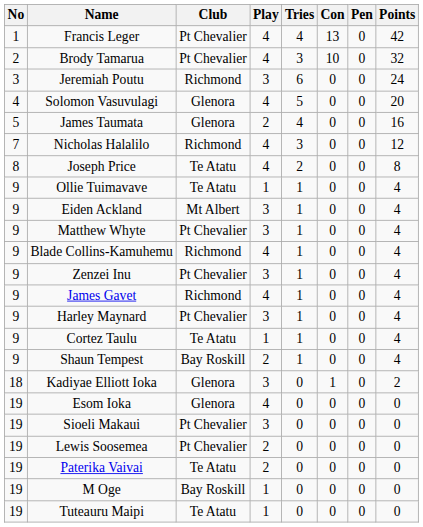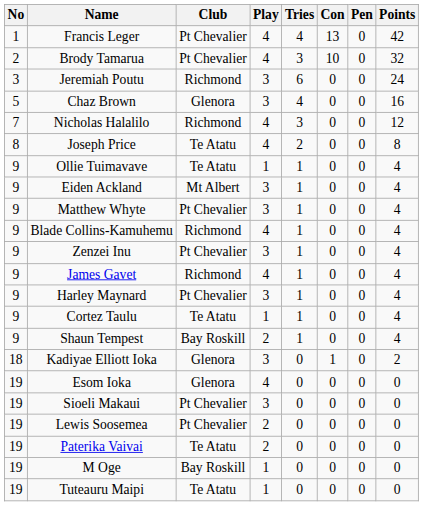- row: (102, 101)
+ row: (102, 101)
- row: (102, 123)
